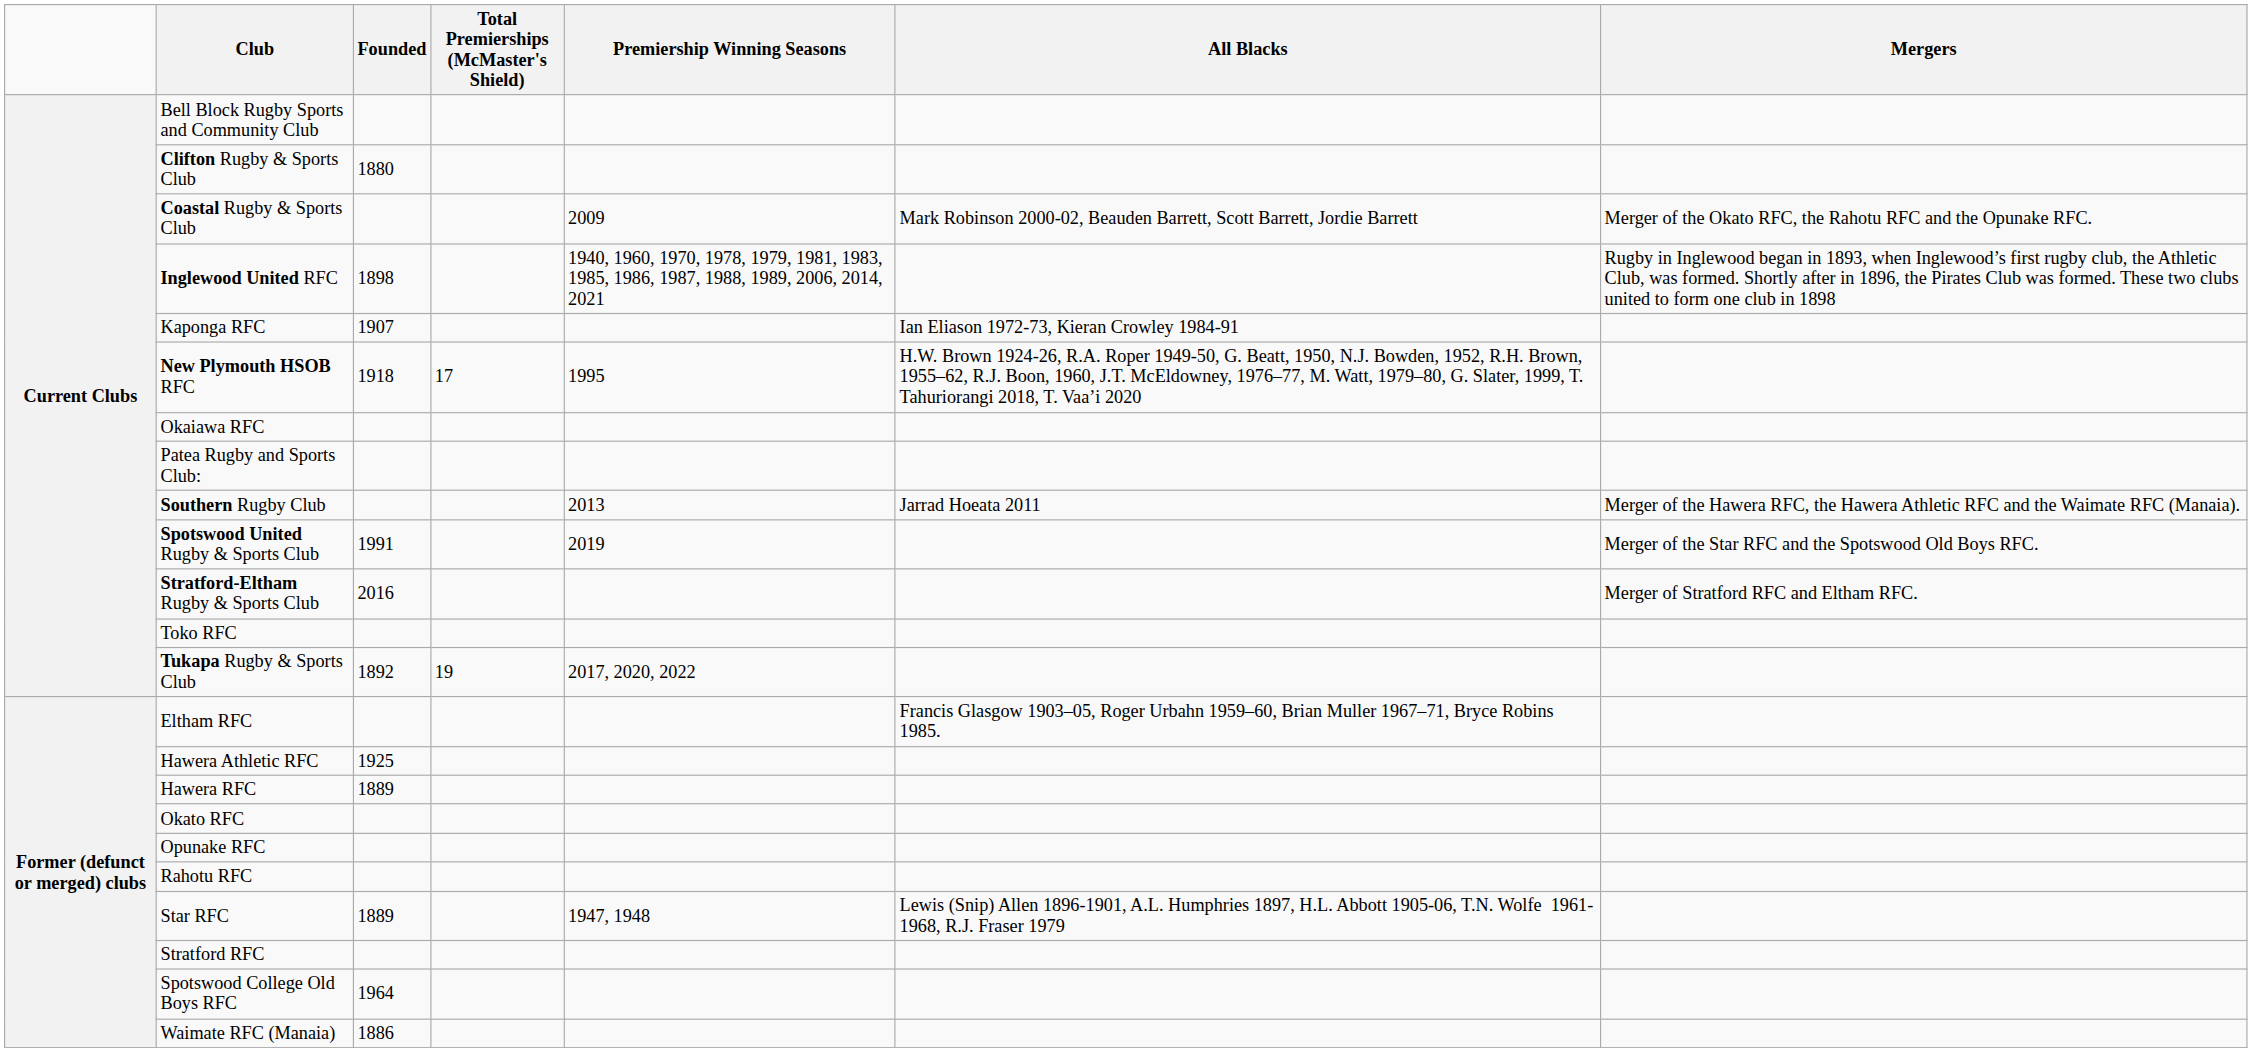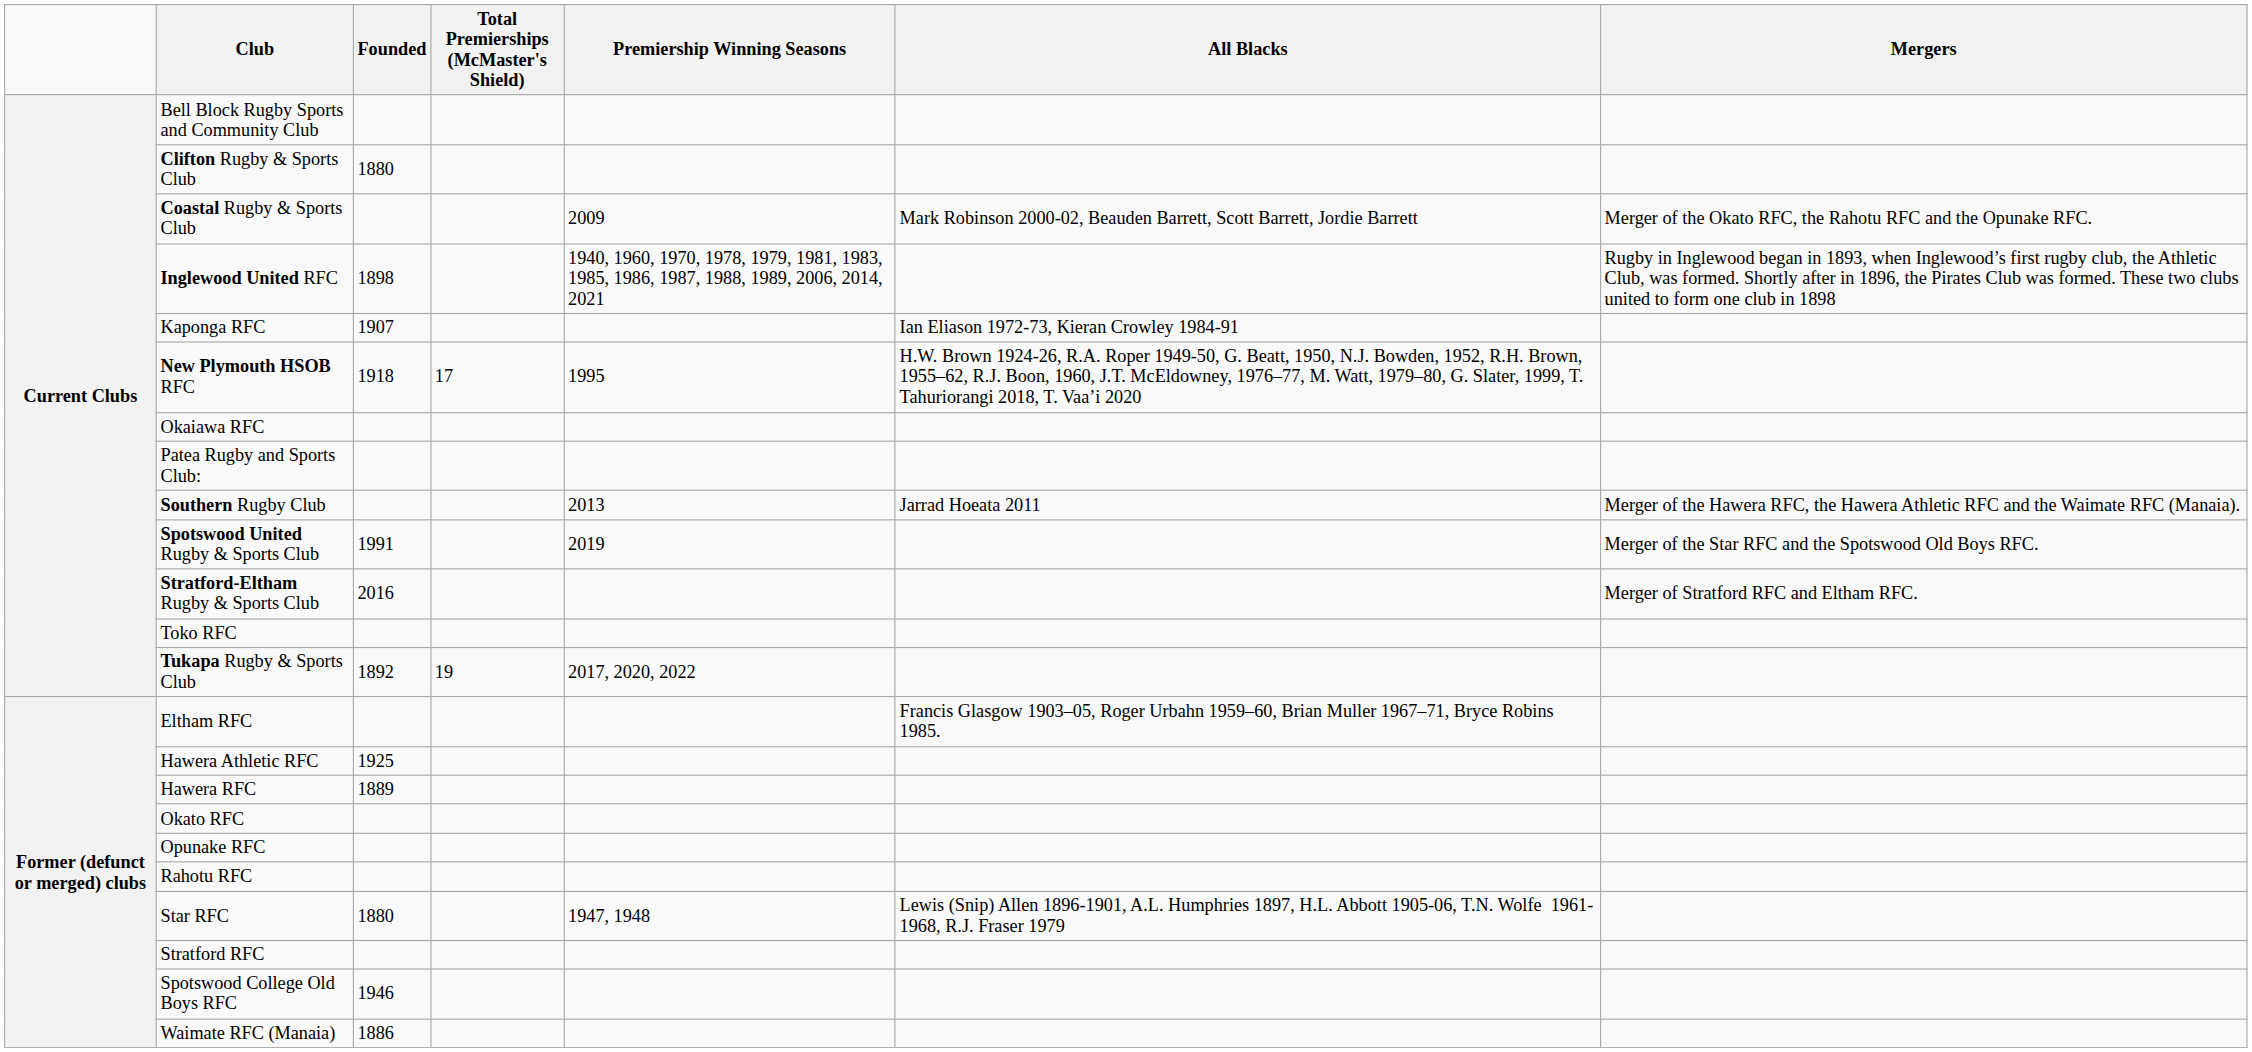(376, 915) 1889 -> (376, 915) 1880
(376, 993) 1964 -> (376, 993) 1946
